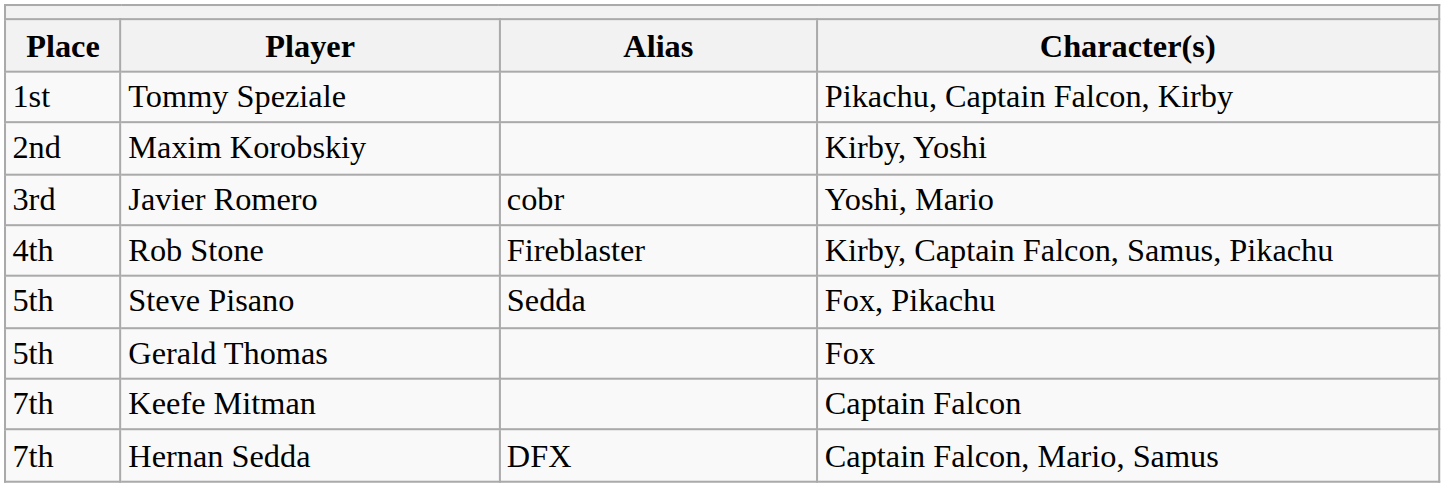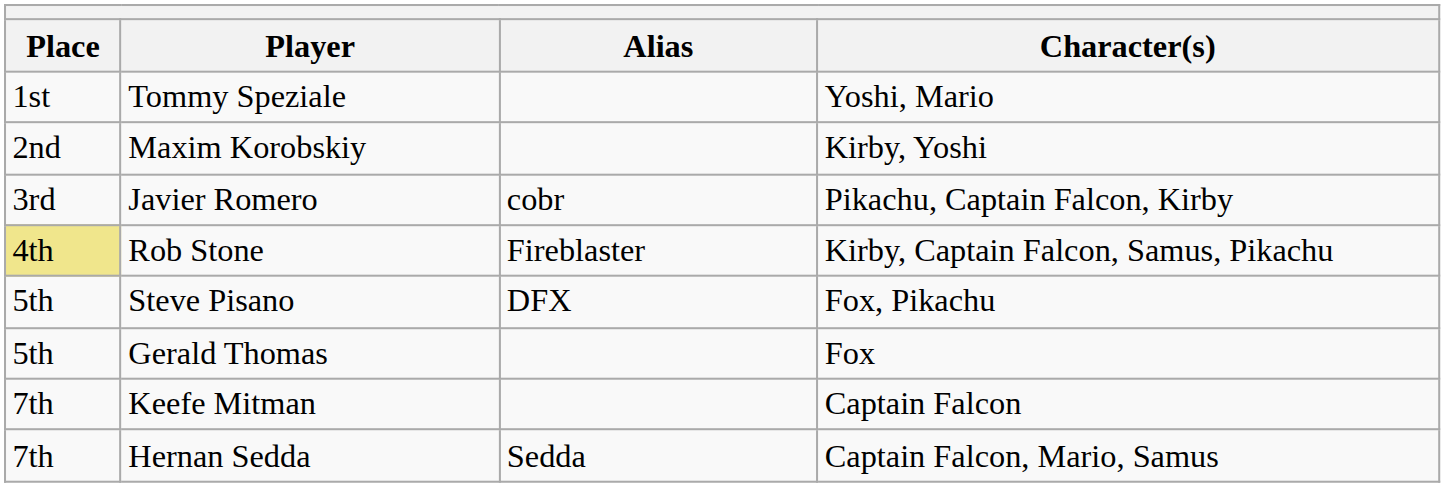(1029, 96) Pikachu, Captain Falcon, Kirby -> (909, 96) Yoshi, Mario
(909, 198) Yoshi, Mario -> (1029, 198) Pikachu, Captain Falcon, Kirby
(33, 250) no background -> (33, 250) khaki background
(546, 301) Sedda -> (539, 301) DFX
(539, 455) DFX -> (546, 455) Sedda
